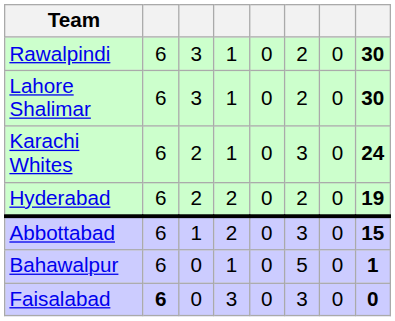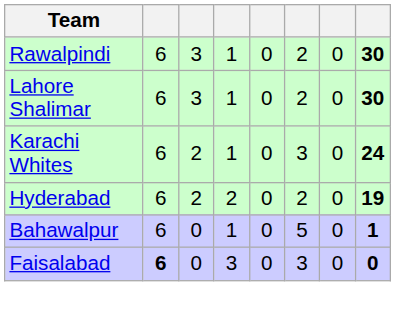- row: (62, 233)
